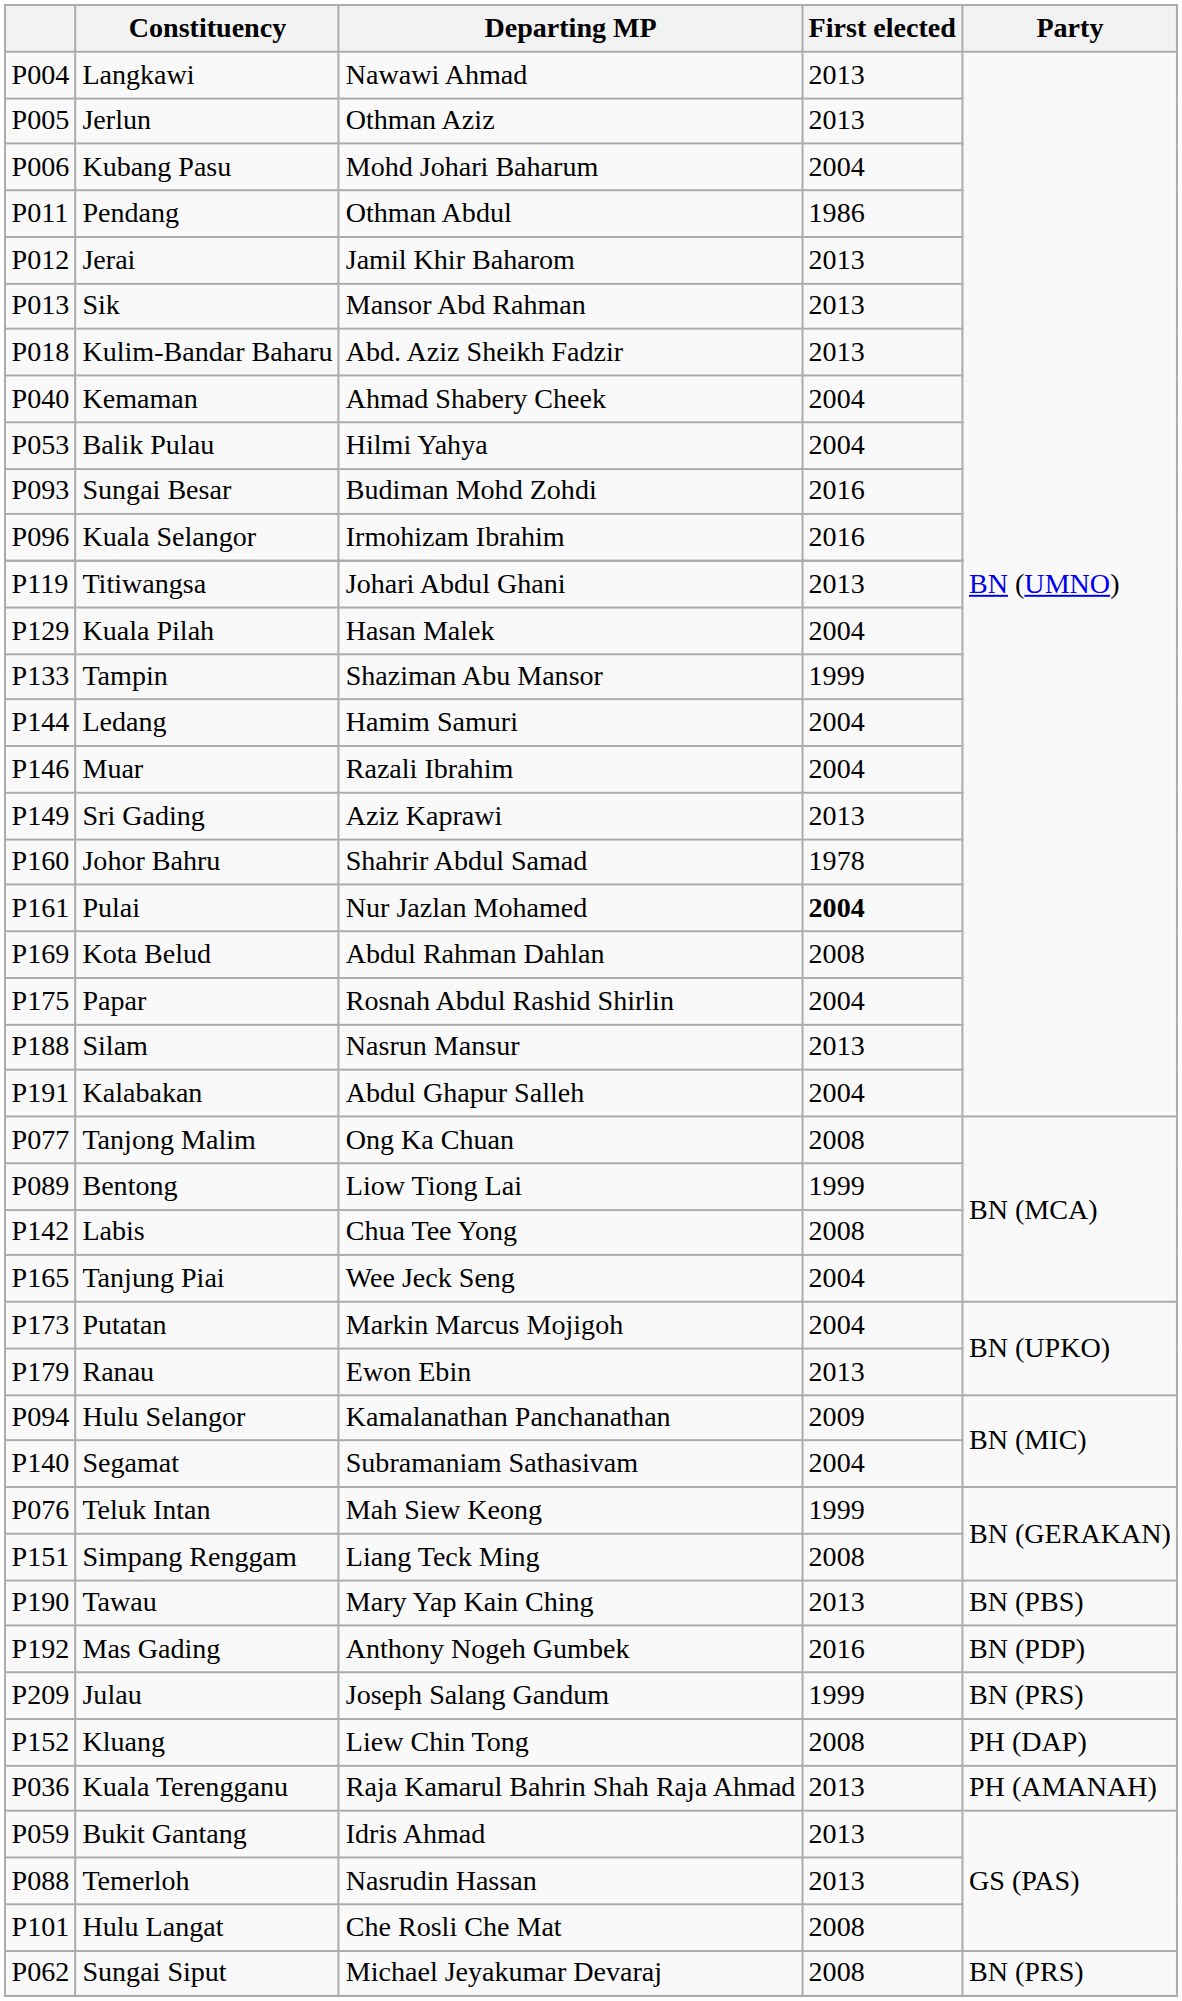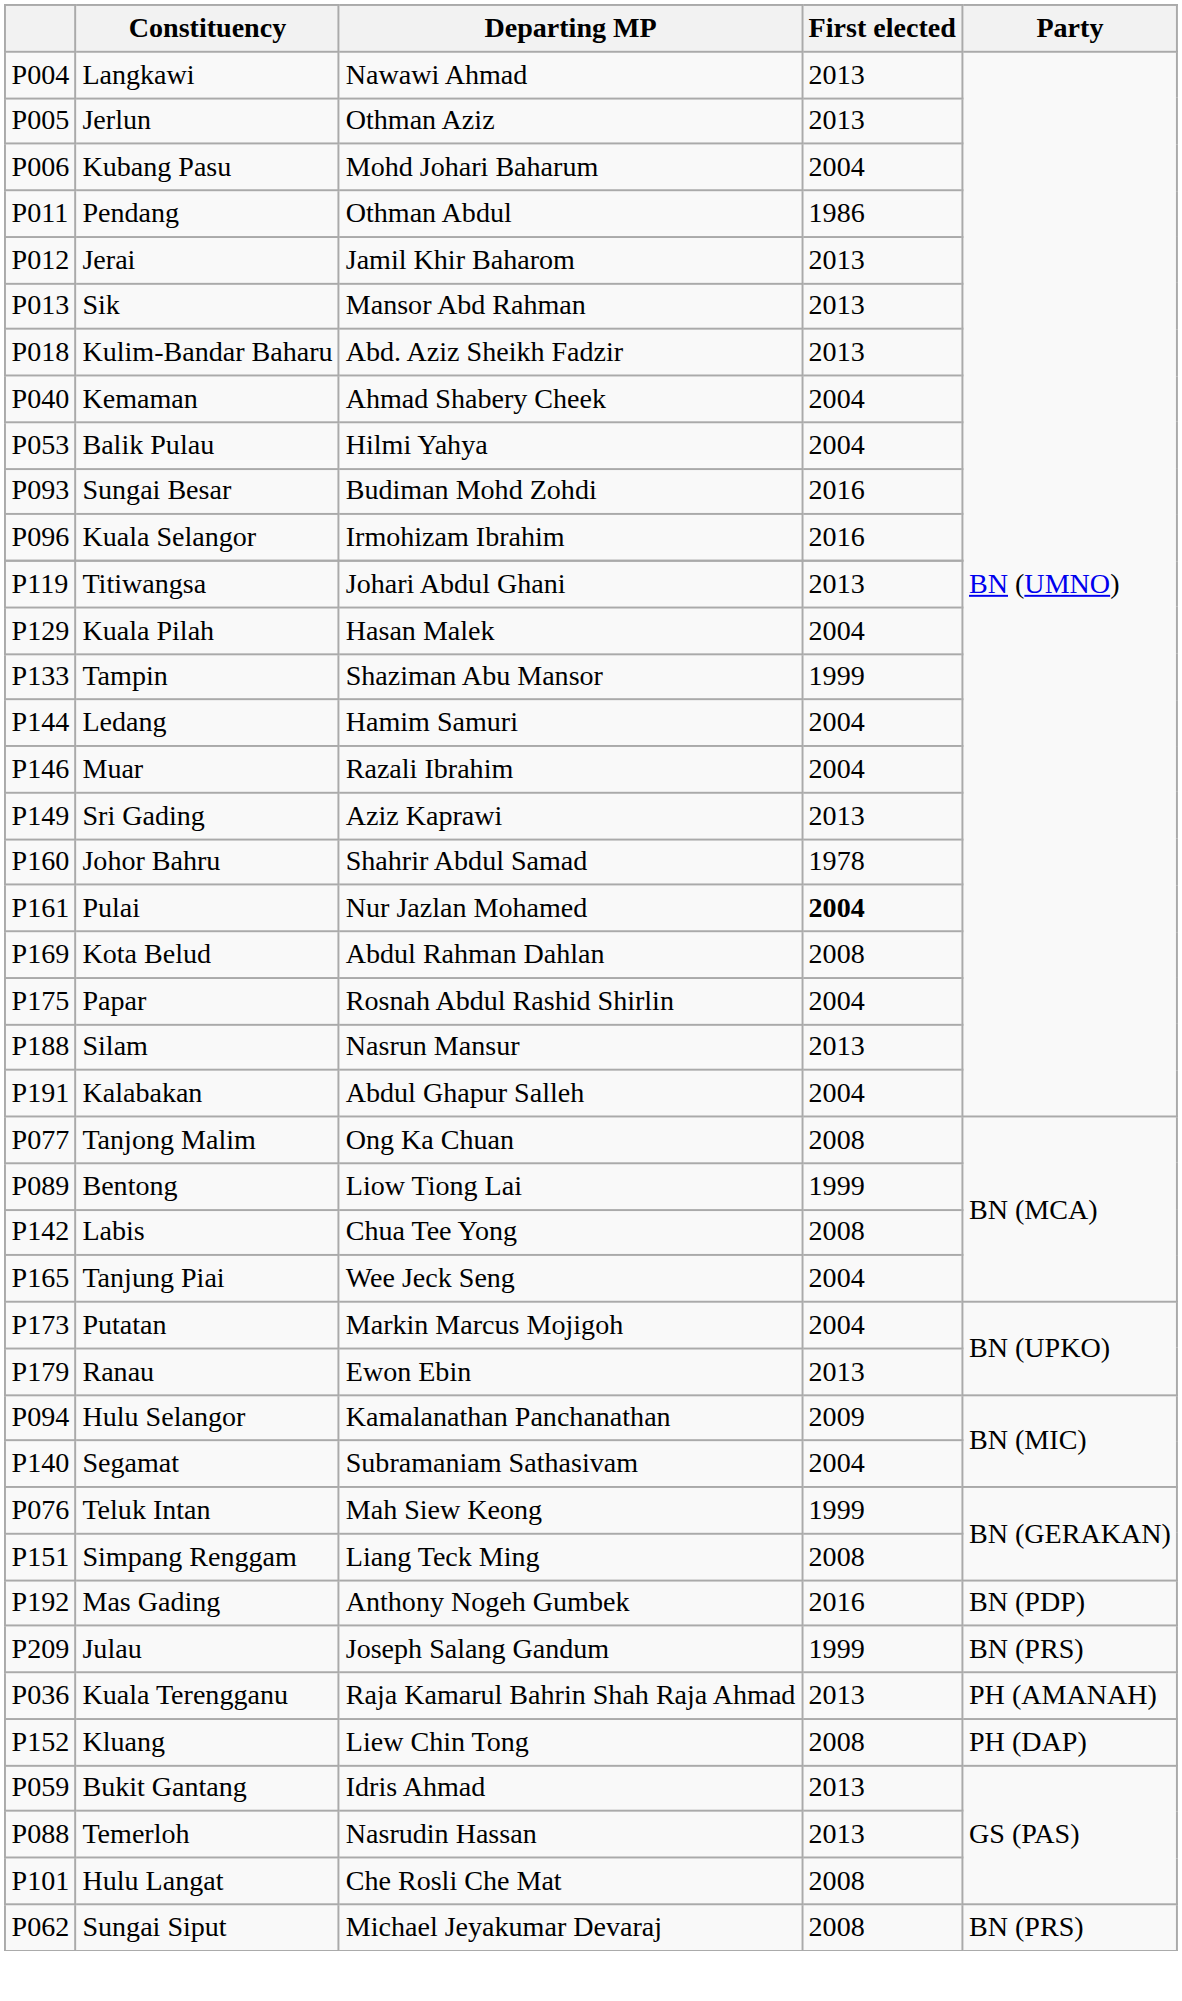- row: (120, 1602)
rows swapped: (124, 1741) <-> (185, 1787)
